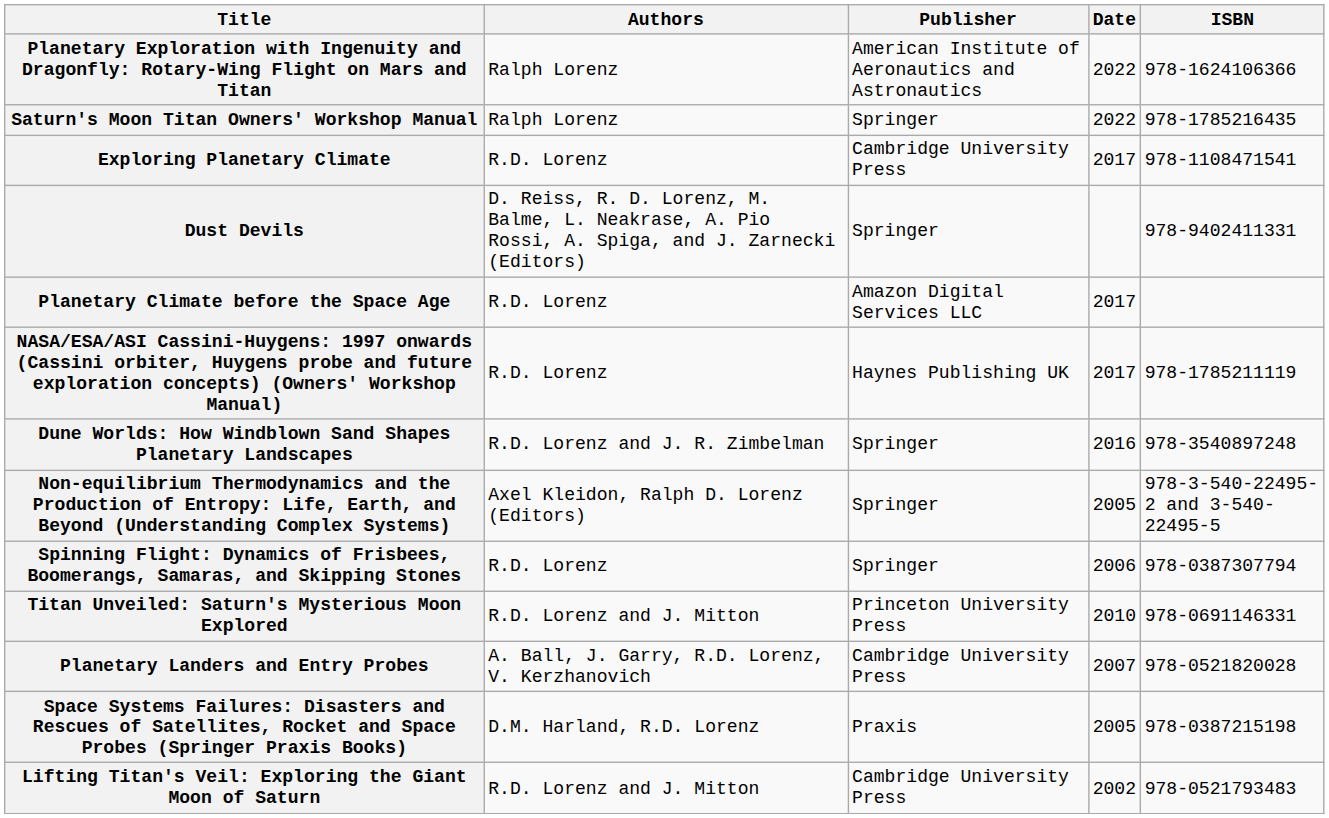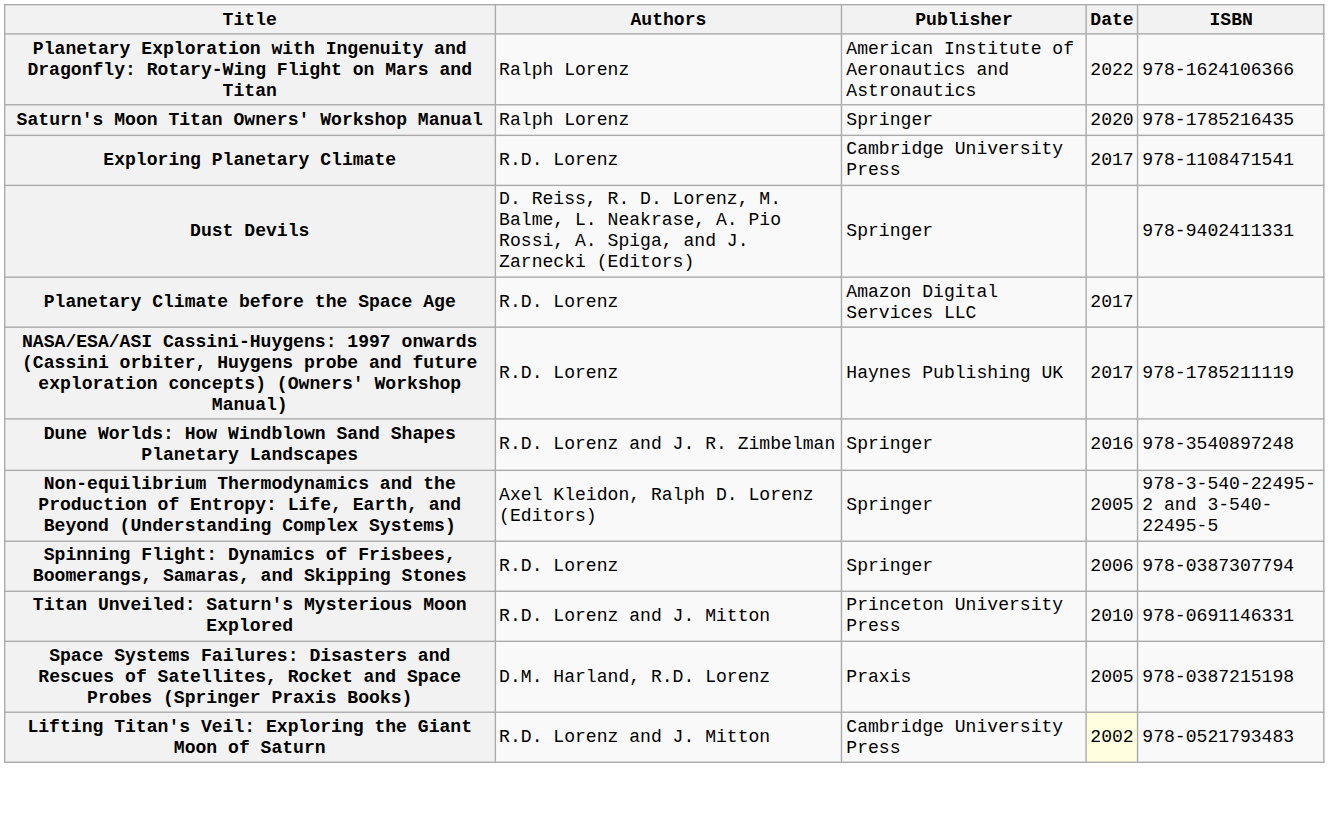(1114, 120) 2022 -> (1112, 120) 2020
- row: (244, 667)
(1114, 788) no background -> (1112, 738) lightyellow background
